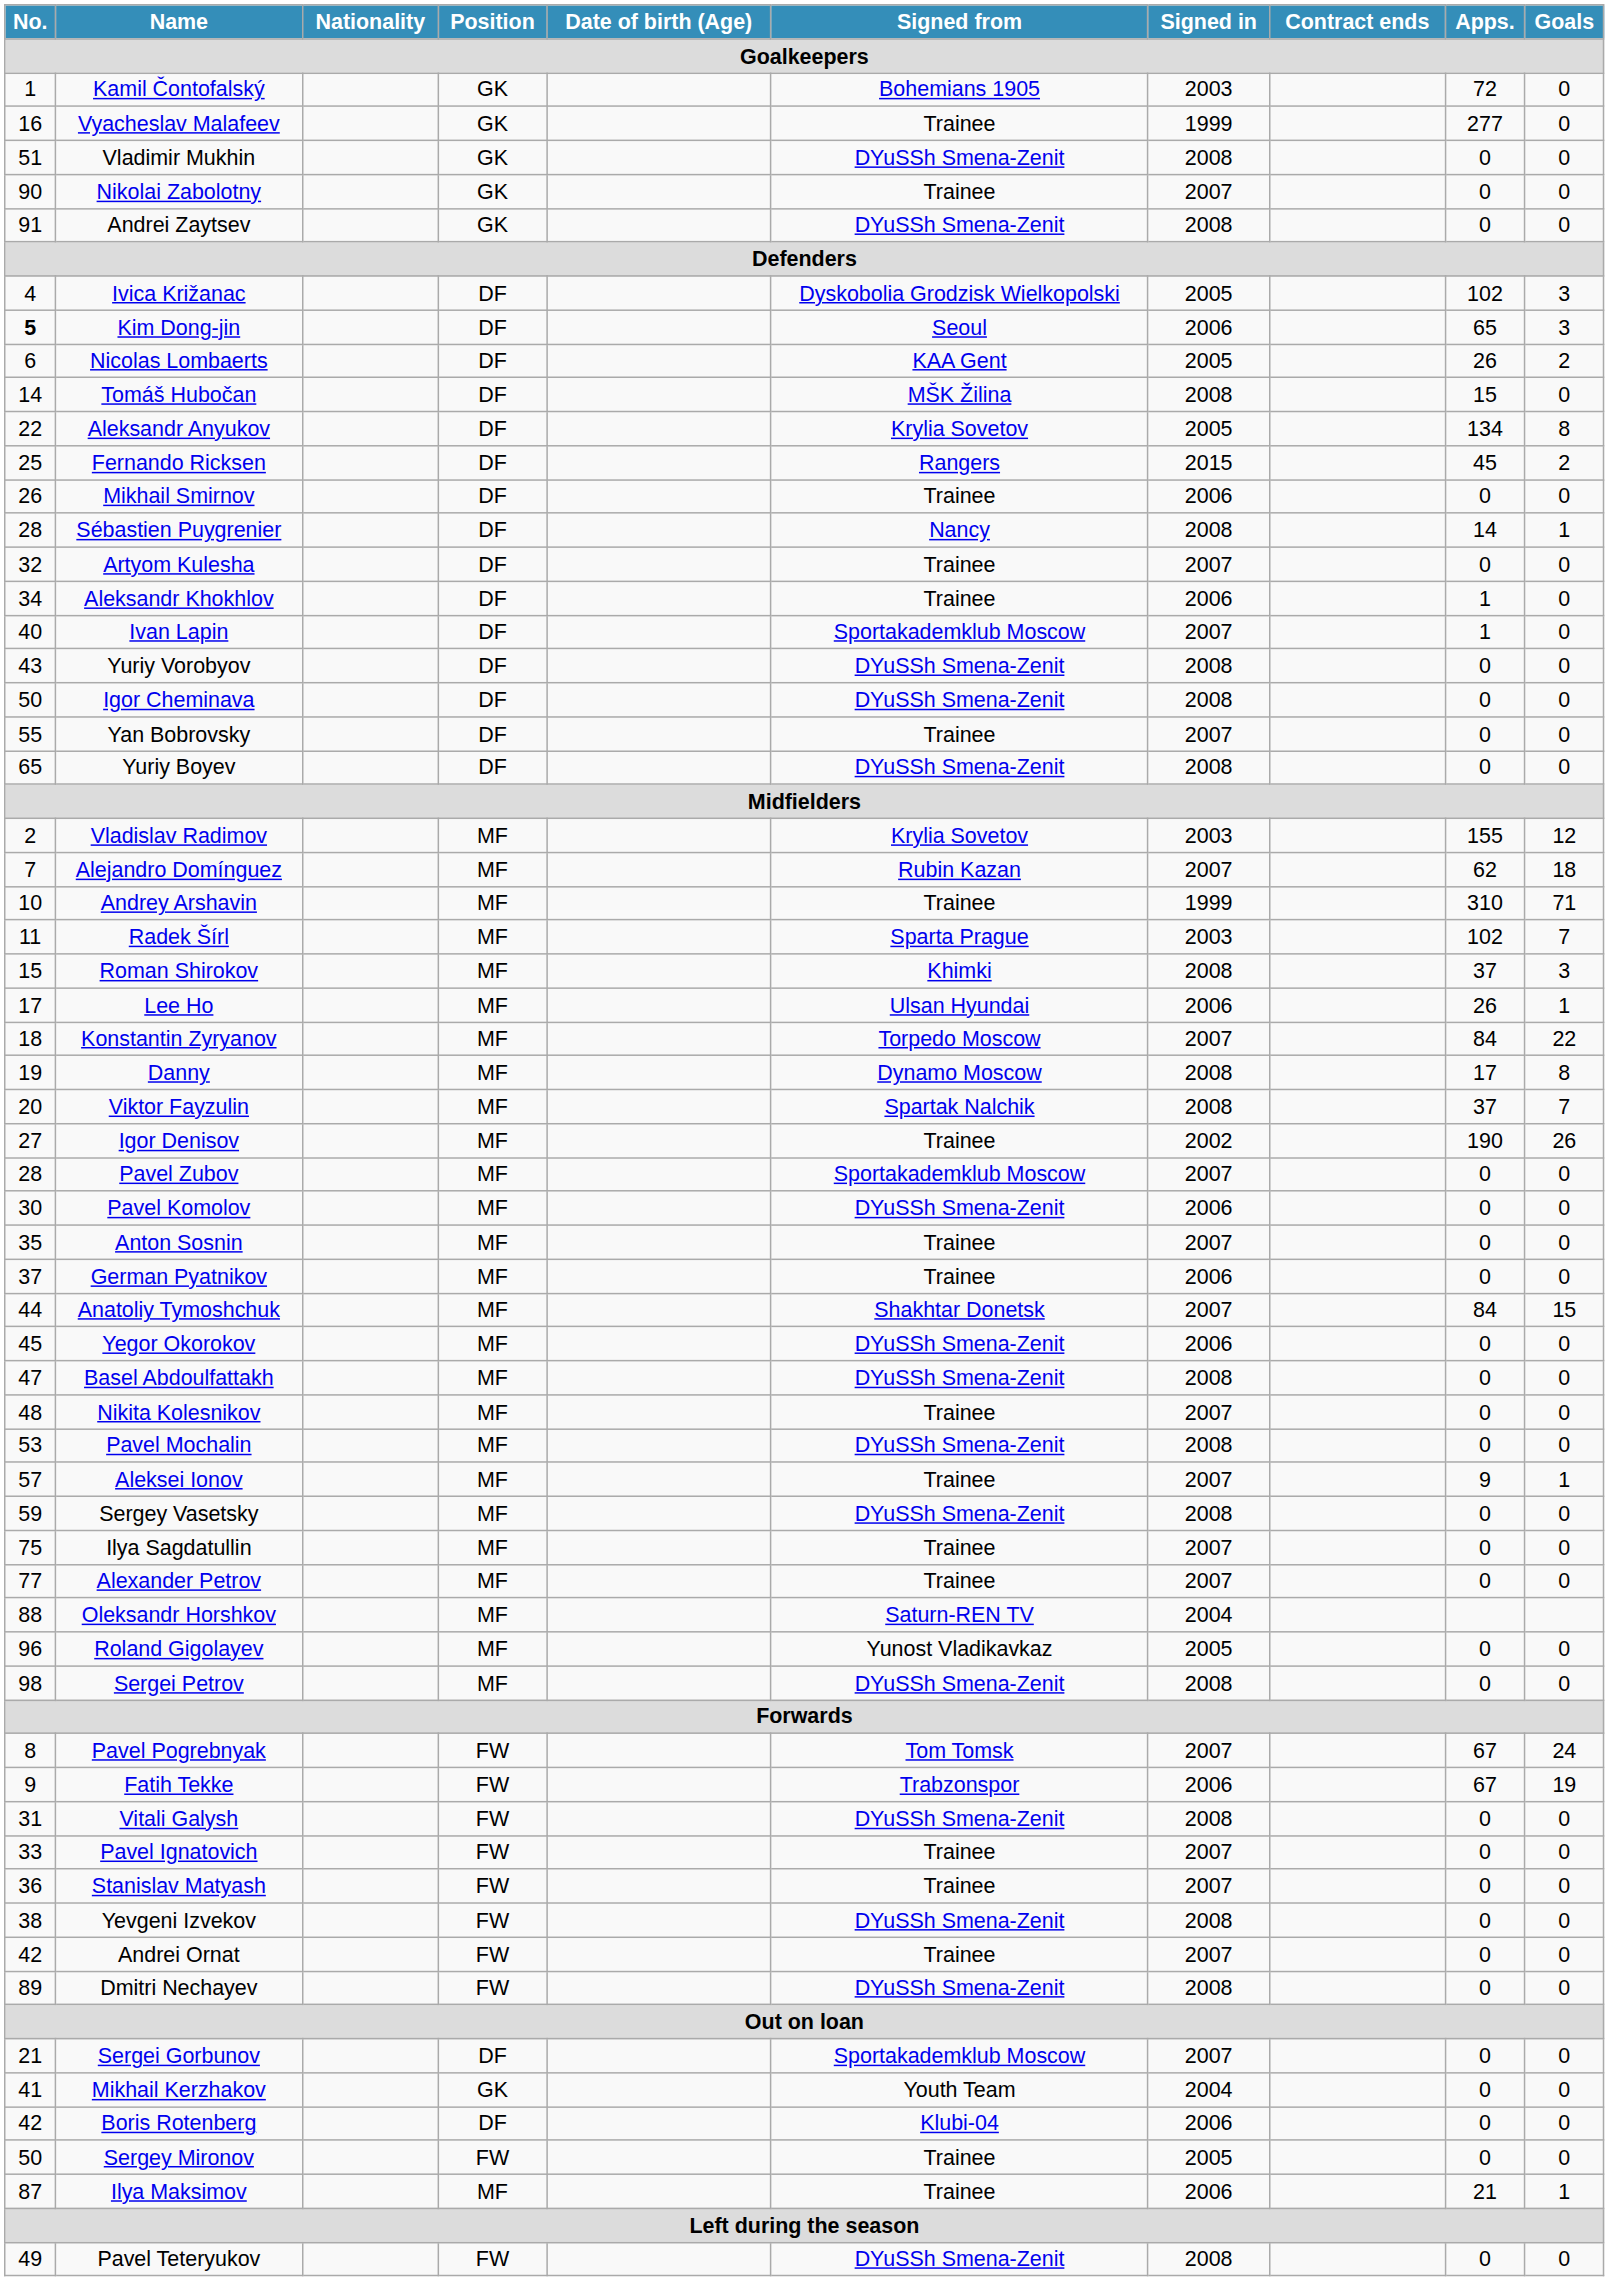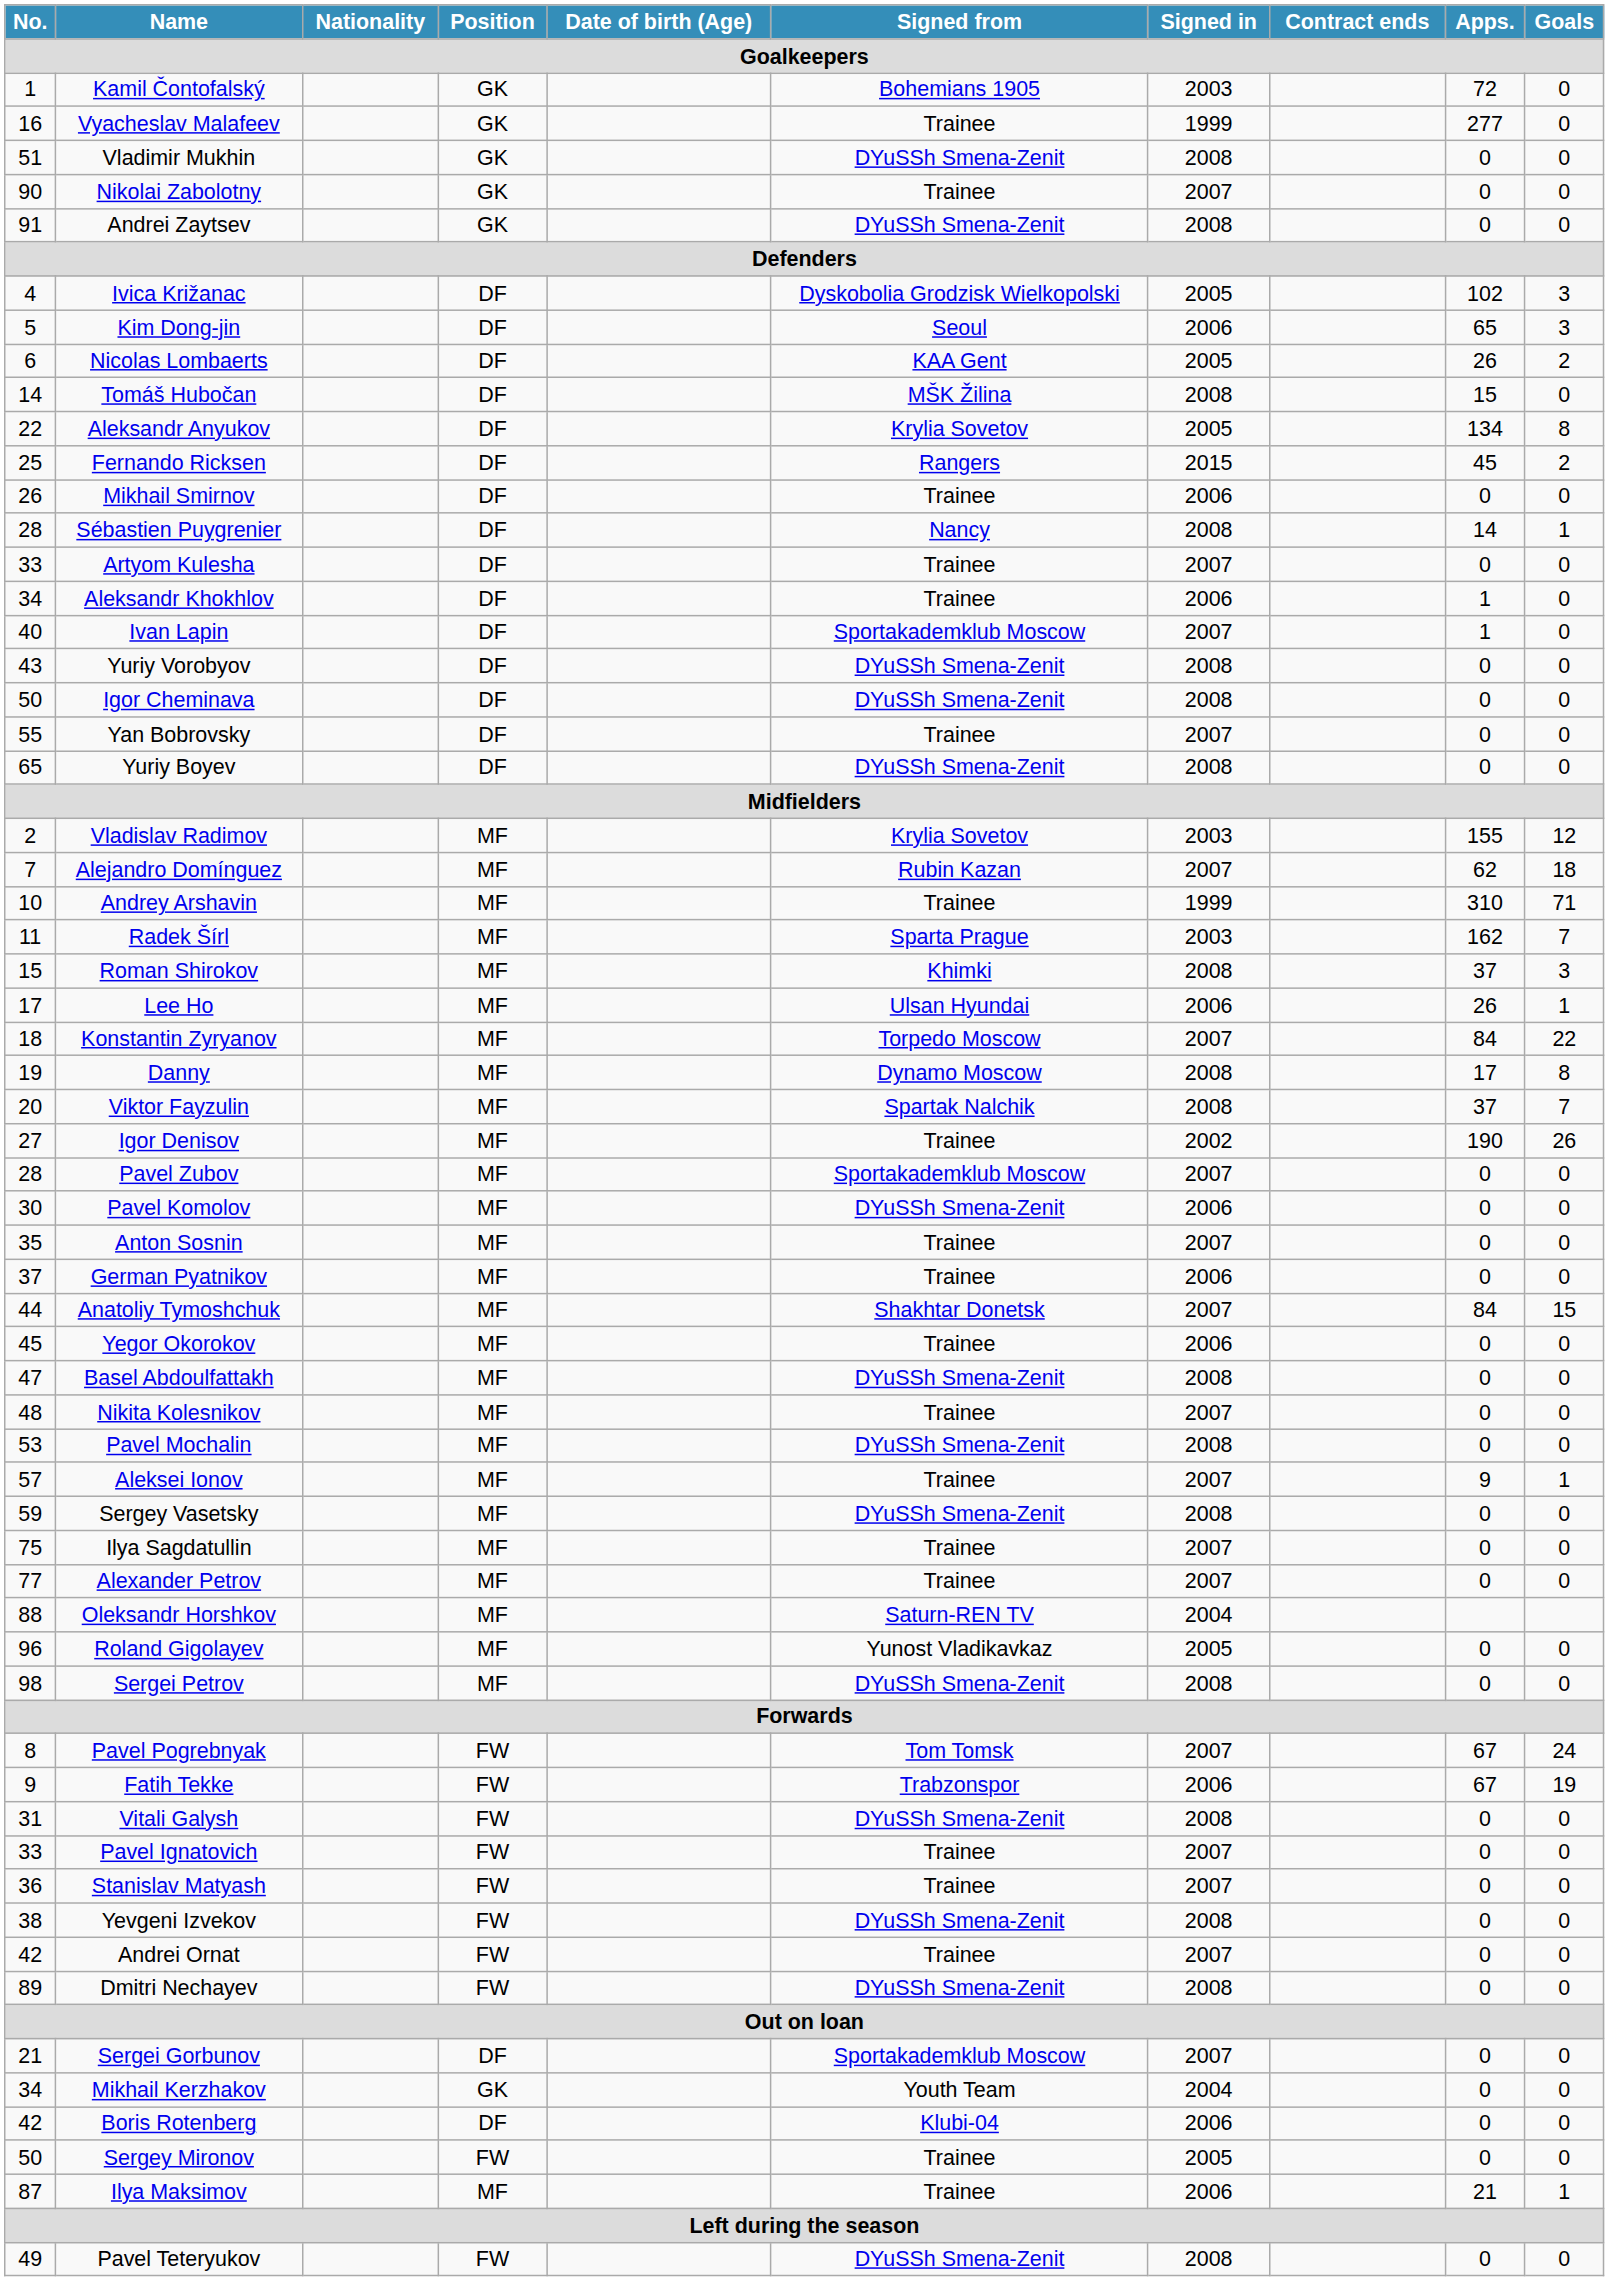(30, 327) bold -> (30, 327) normal
(30, 564) 32 -> (30, 564) 33
(1485, 937) 102 -> (1485, 937) 162
(960, 1344) DYuSSh Smena-Zenit -> (960, 1344) Trainee
(30, 2090) 41 -> (30, 2090) 34
